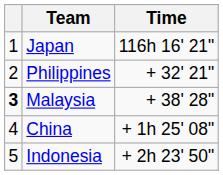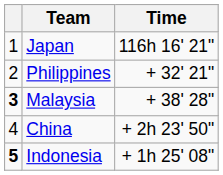(168, 128) + 1h 25' 08" -> (168, 128) + 2h 23' 50"
(13, 156) normal -> (13, 156) bold
(168, 156) + 2h 23' 50" -> (168, 156) + 1h 25' 08"
